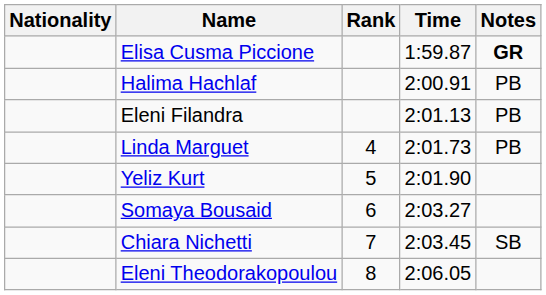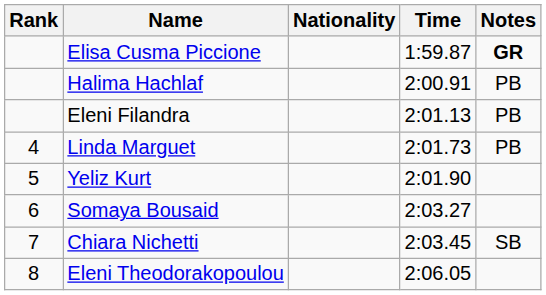columns swapped: (371, 20) <-> (60, 20)
